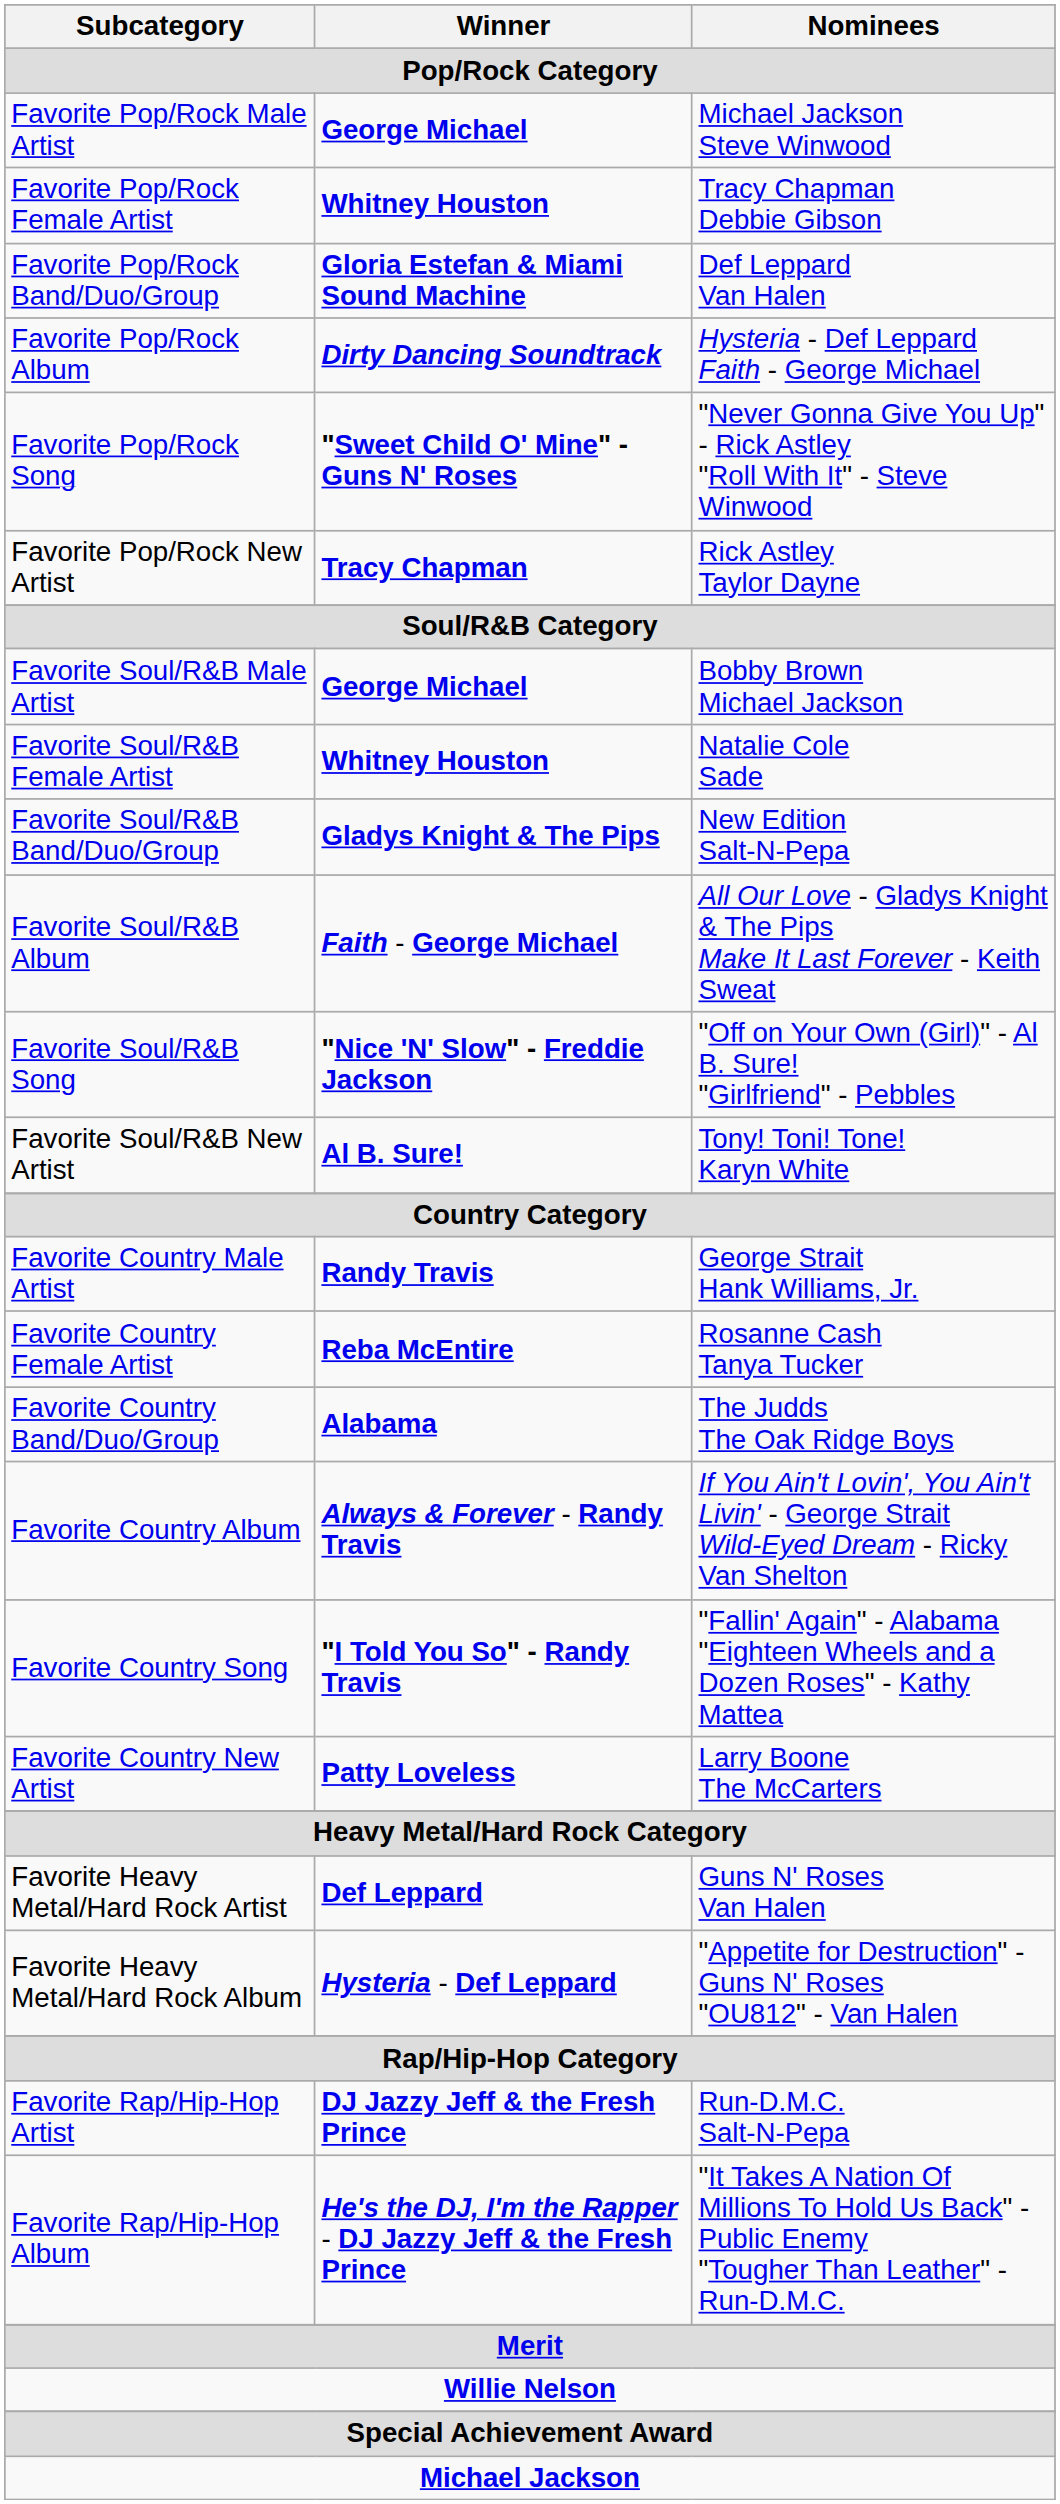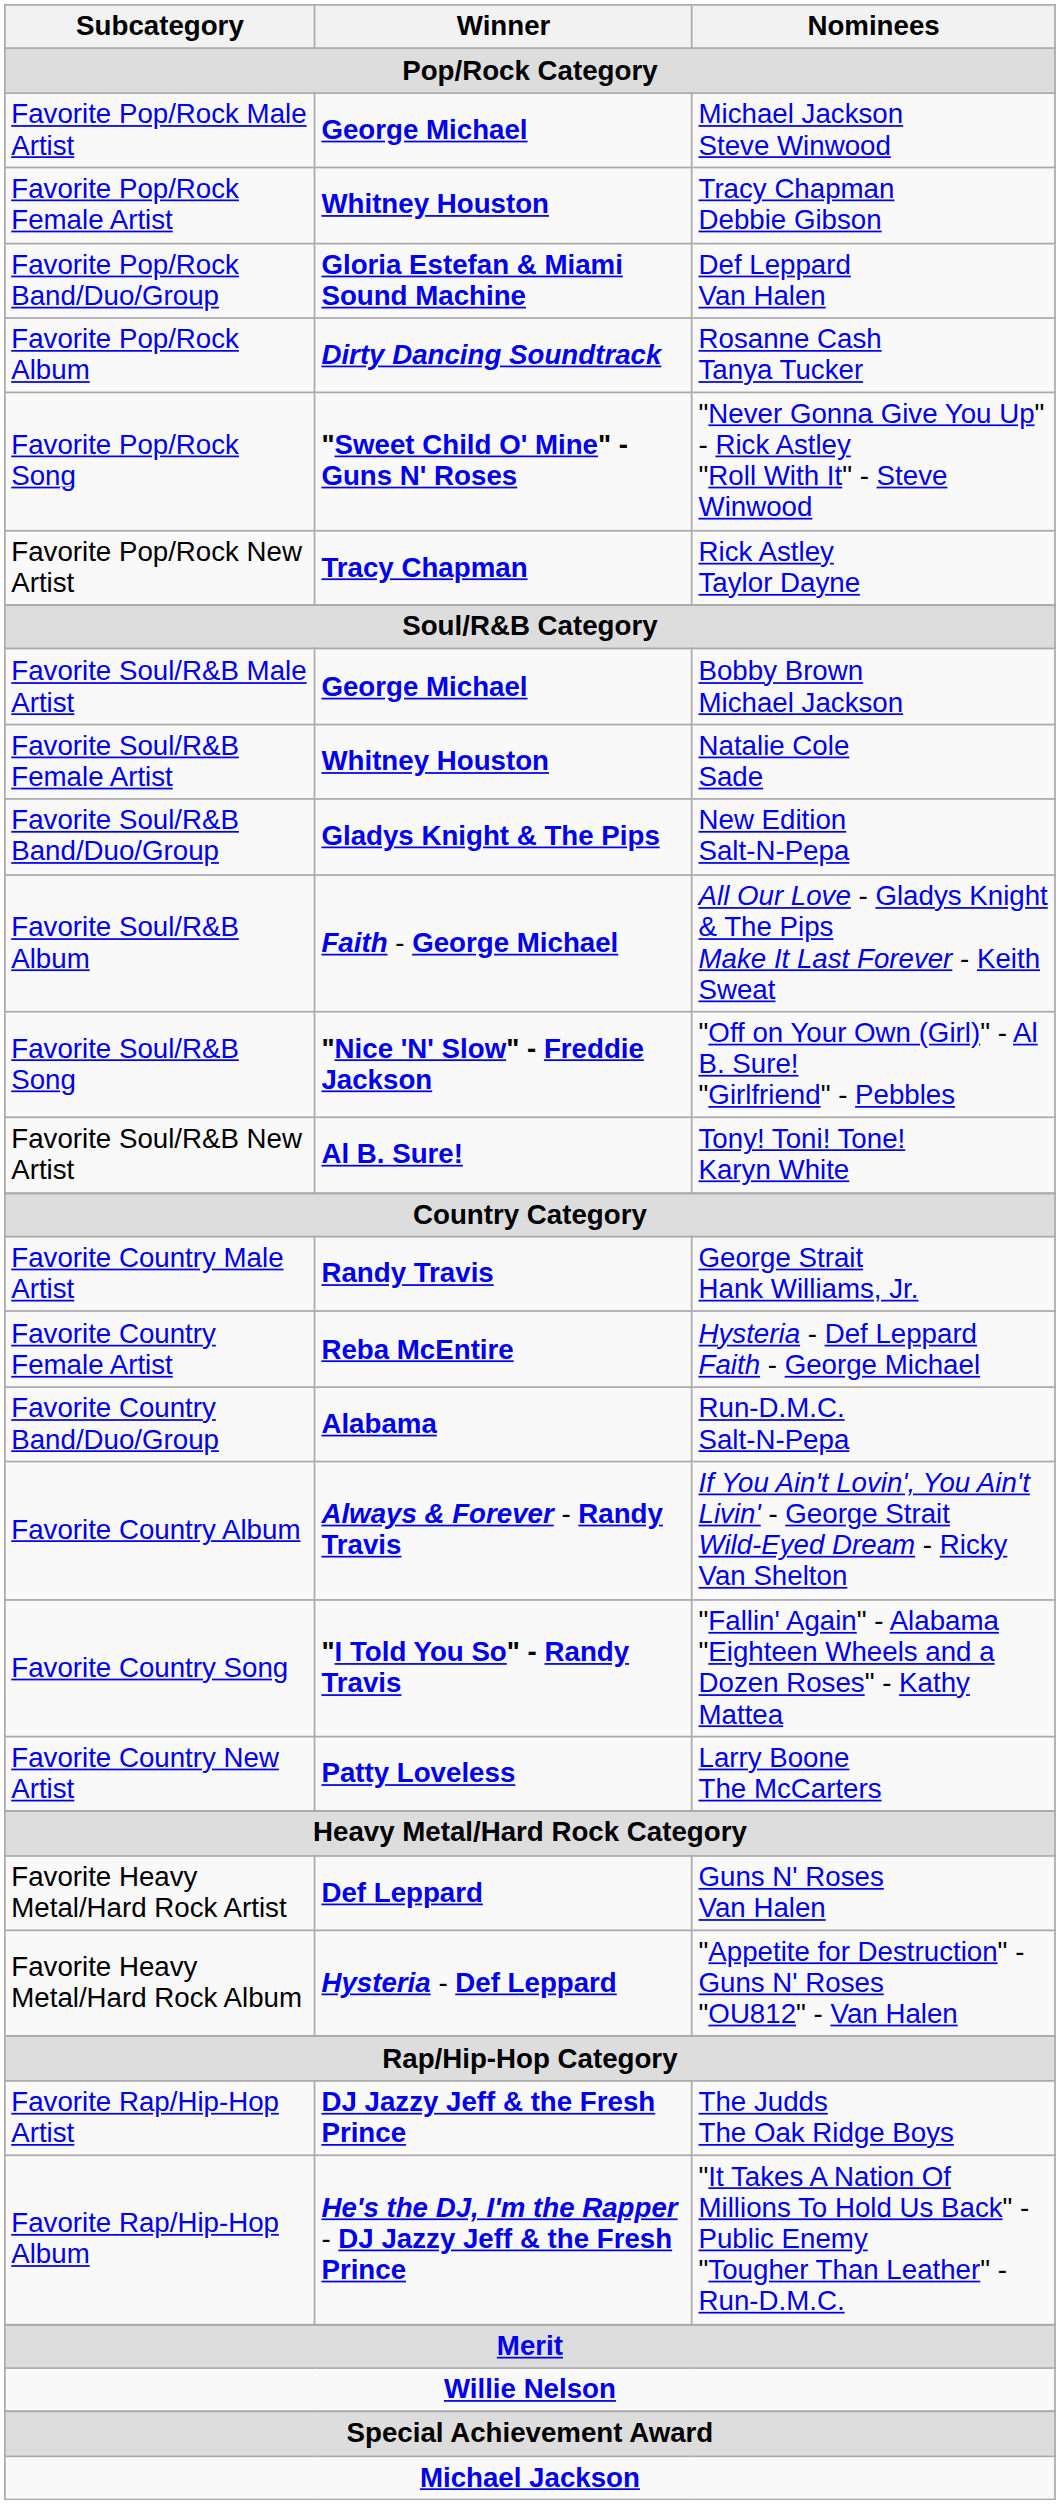(839, 354) Hysteria - Def Leppard Faith - George Michael -> (790, 354) Rosanne Cash Tanya Tucker
(790, 1348) Rosanne Cash Tanya Tucker -> (839, 1348) Hysteria - Def Leppard Faith - George Michael
(826, 1423) The Judds The Oak Ridge Boys -> (774, 1423) Run-D.M.C. Salt-N-Pepa
(774, 2117) Run-D.M.C. Salt-N-Pepa -> (826, 2117) The Judds The Oak Ridge Boys
